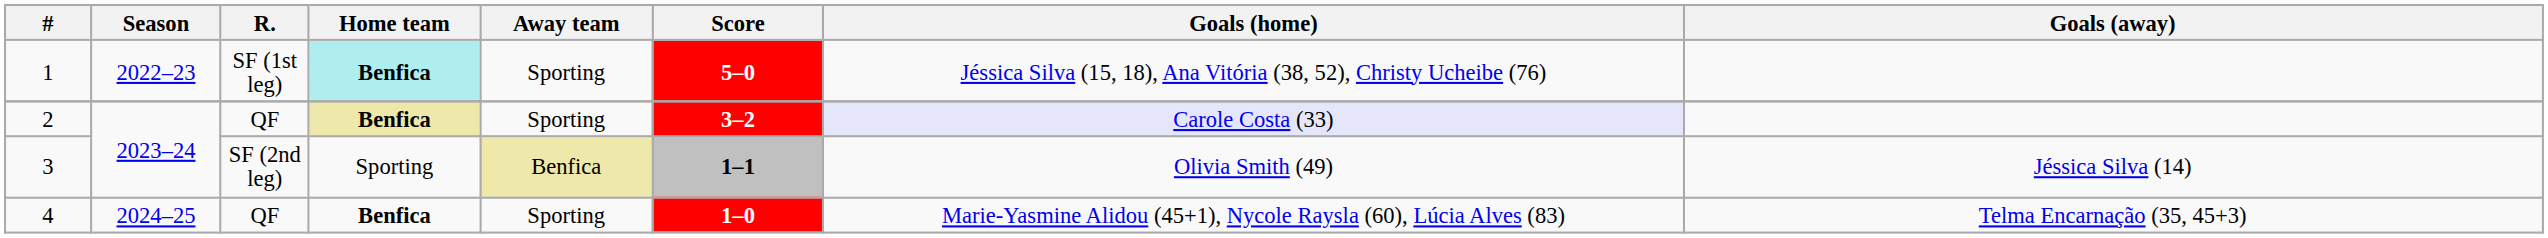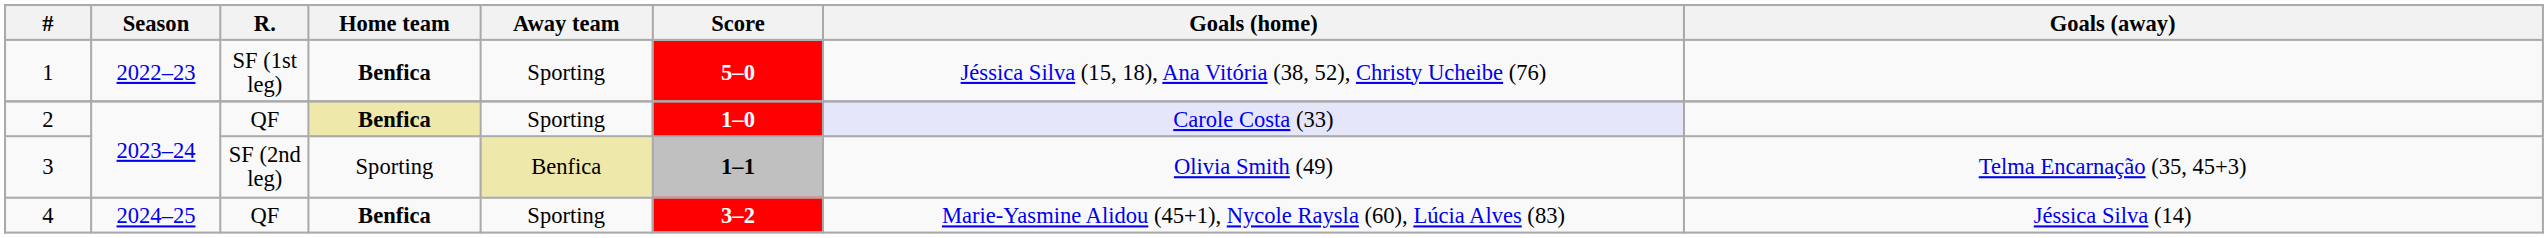(394, 71) paleturquoise background -> (394, 71) no background
(738, 119) 3–2 -> (738, 119) 1–0
(2113, 167) Jéssica Silva (14) -> (2113, 167) Telma Encarnação (35, 45+3)
(738, 215) 1–0 -> (738, 215) 3–2
(2113, 215) Telma Encarnação (35, 45+3) -> (2113, 215) Jéssica Silva (14)
